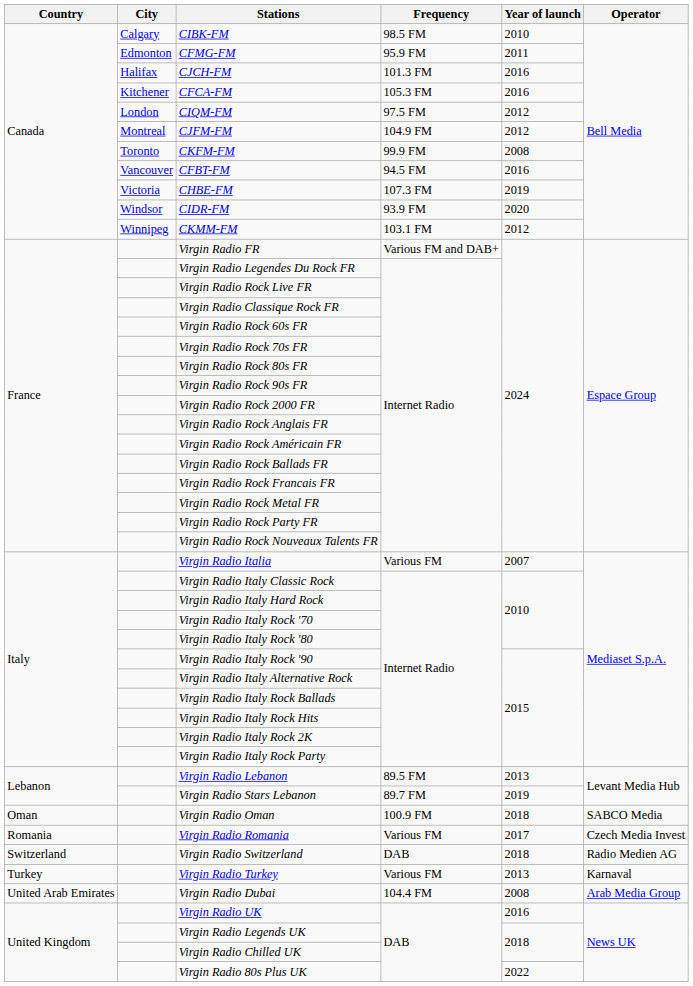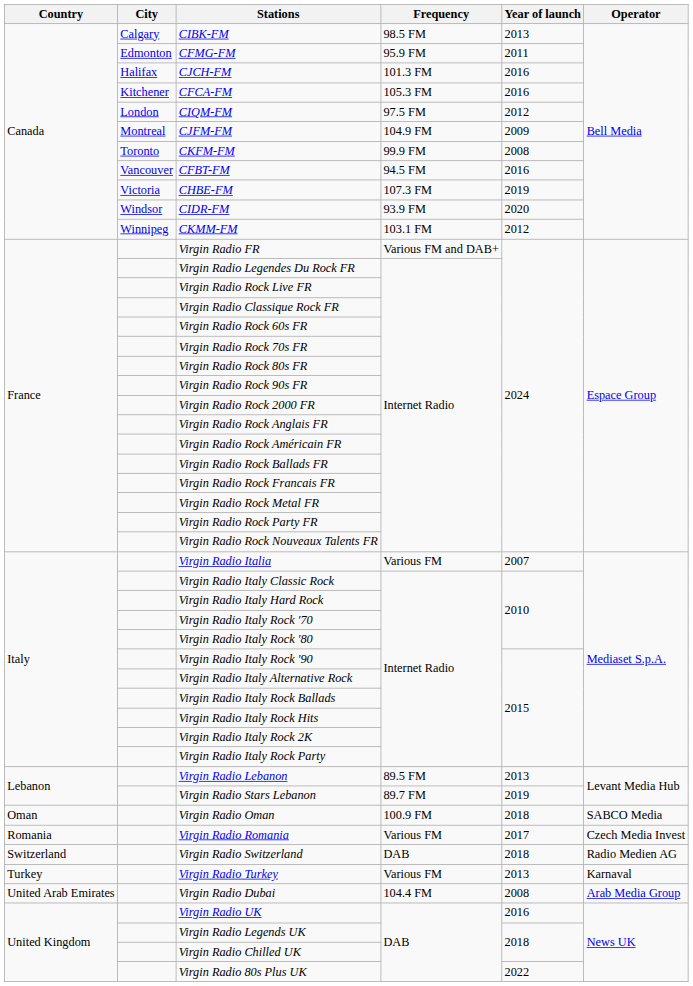(517, 33) 2010 -> (517, 33) 2013
(517, 131) 2012 -> (517, 131) 2009
